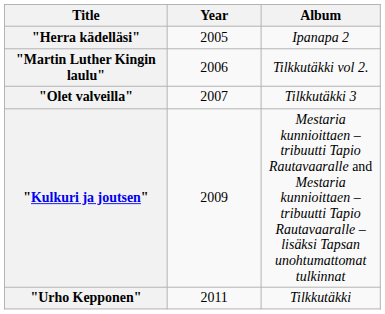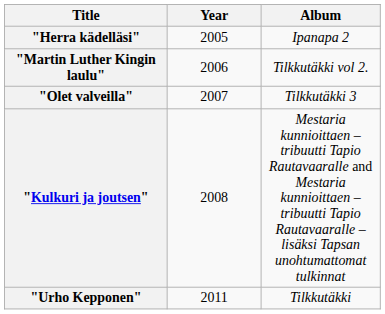(214, 197) 2009 -> (214, 197) 2008
